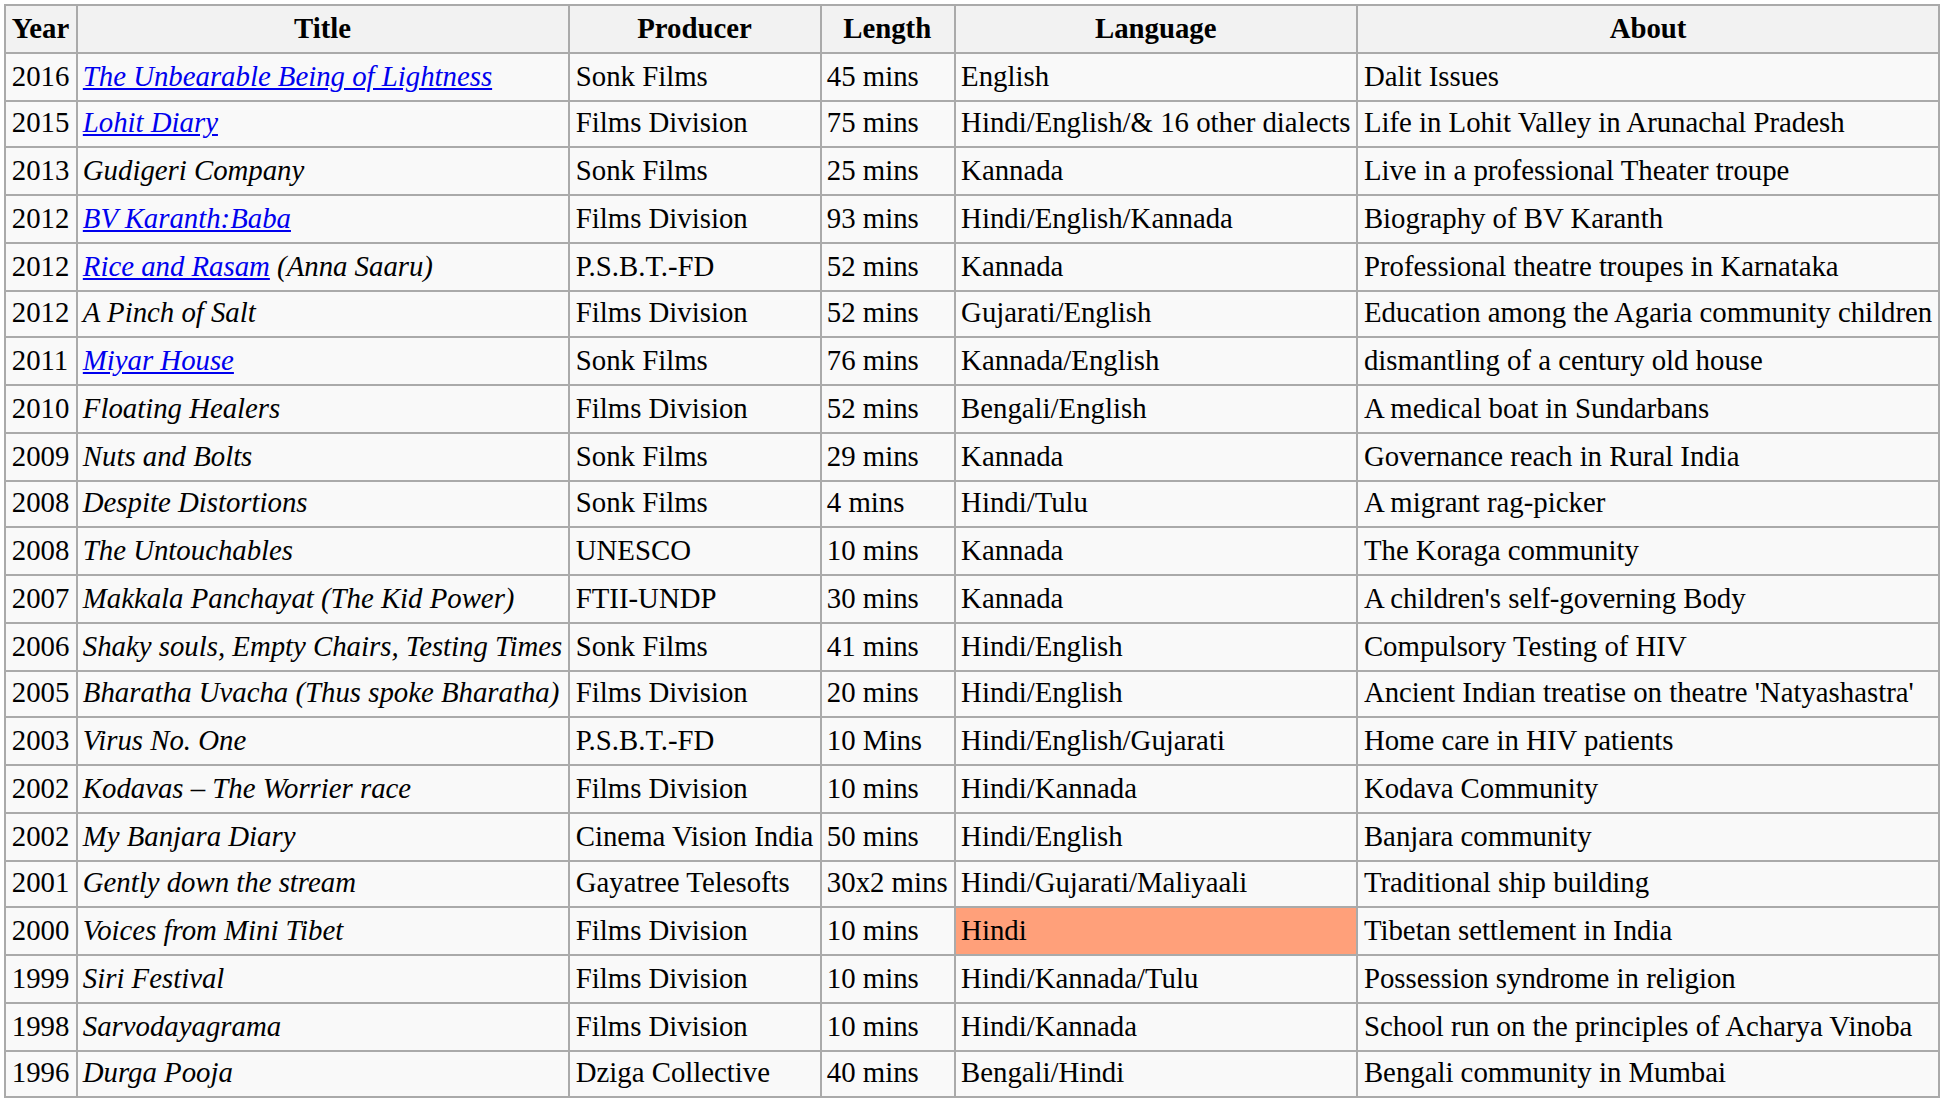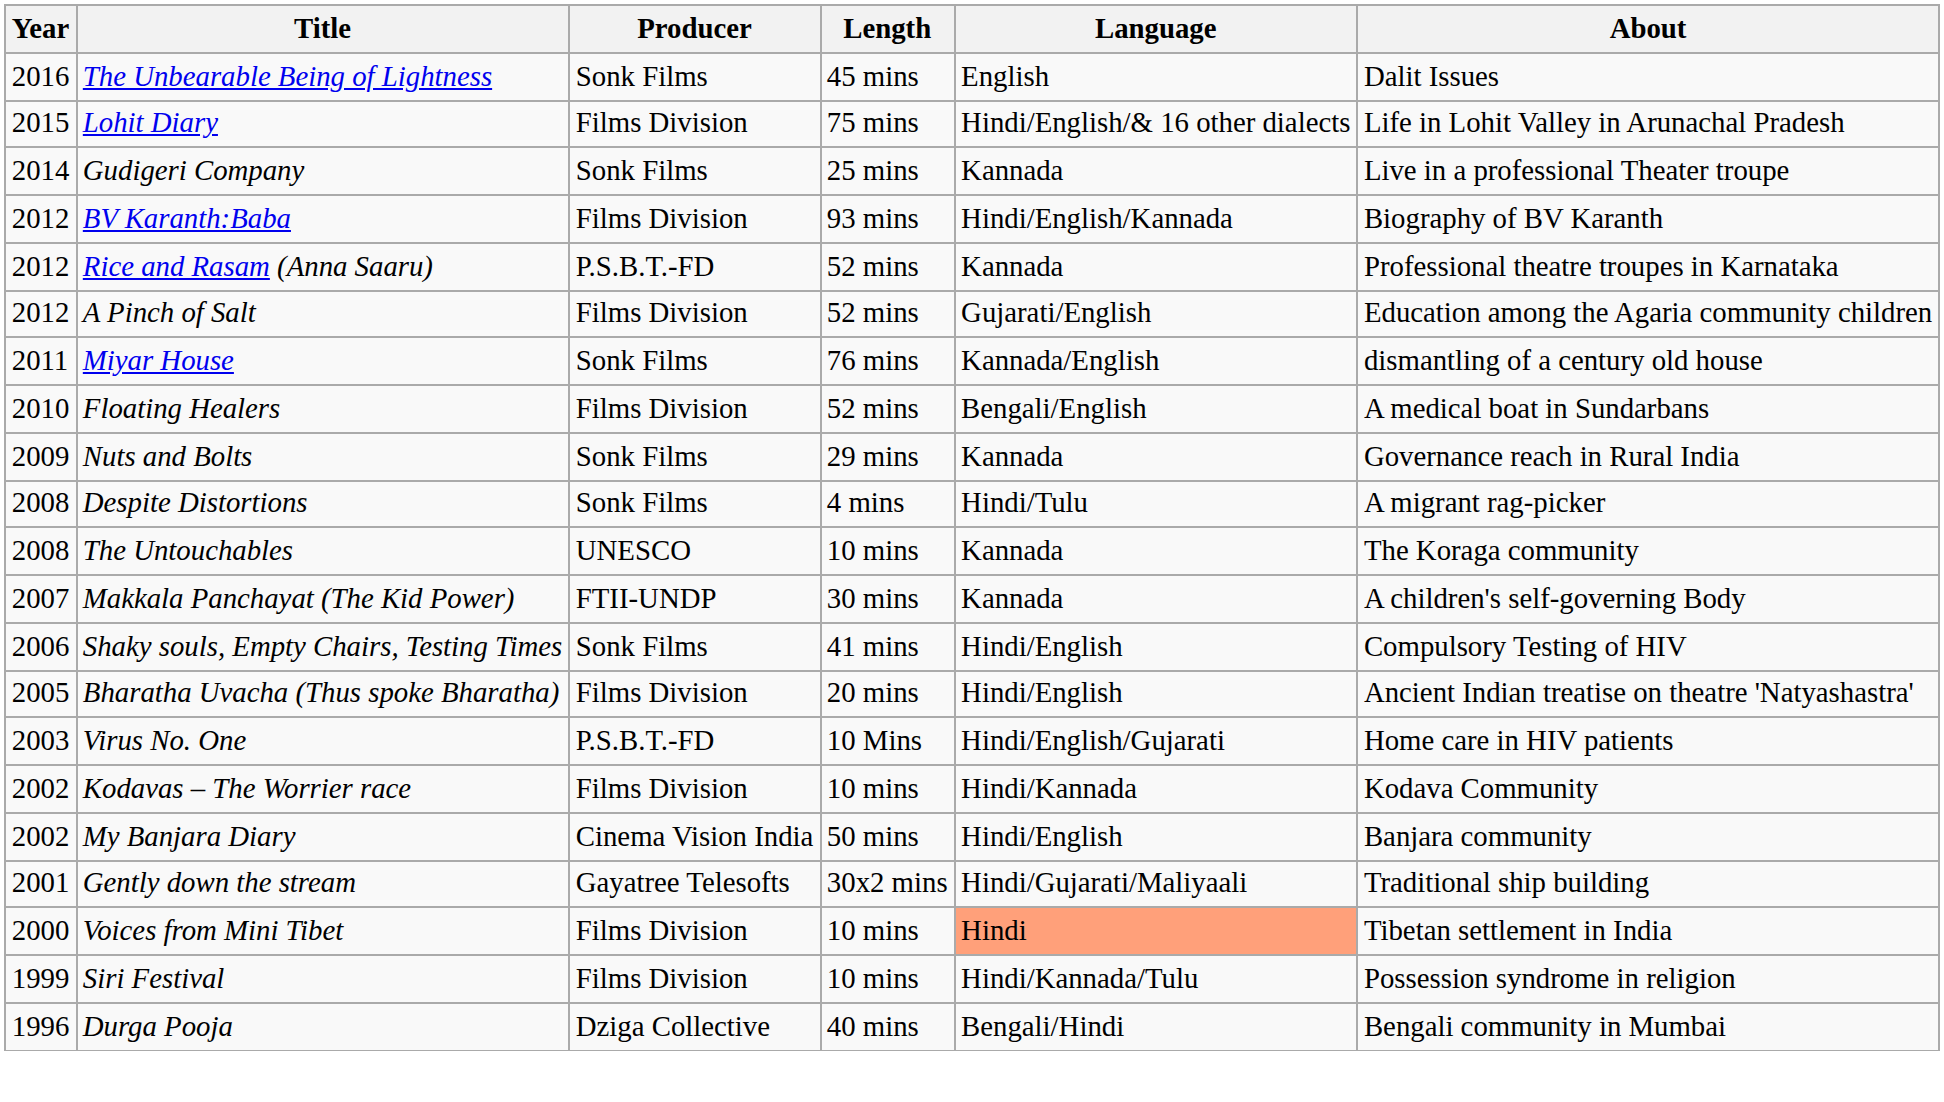(41, 171) 2013 -> (41, 171) 2014
- row: (182, 1026)
